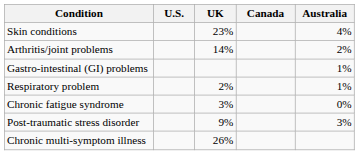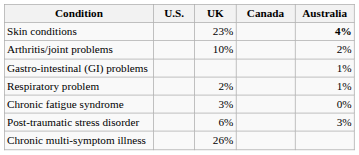(344, 31) normal -> (343, 31) bold
(223, 49) 14% -> (223, 49) 10%
(226, 121) 9% -> (226, 121) 6%
